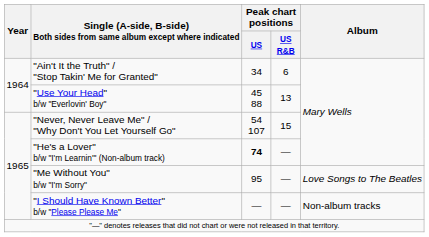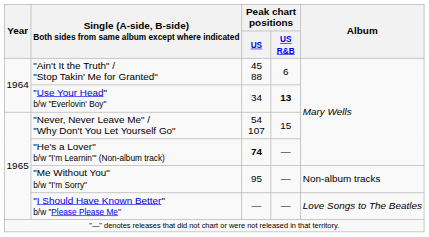(256, 71) 34 -> (256, 71) 45 88
(256, 98) 45 88 -> (256, 98) 34
(286, 98) normal -> (286, 98) bold
(362, 179) Love Songs to The Beatles -> (342, 179) Non-album tracks
(342, 206) Non-album tracks -> (362, 206) Love Songs to The Beatles
